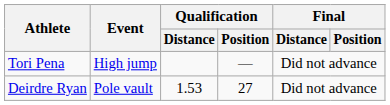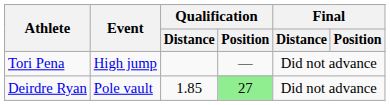(189, 88) 1.53 -> (189, 88) 1.85
(245, 88) no background -> (245, 88) lightgreen background
